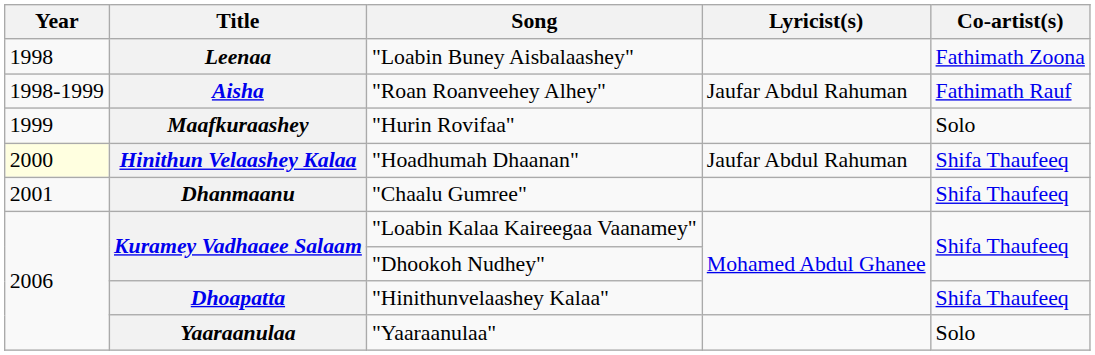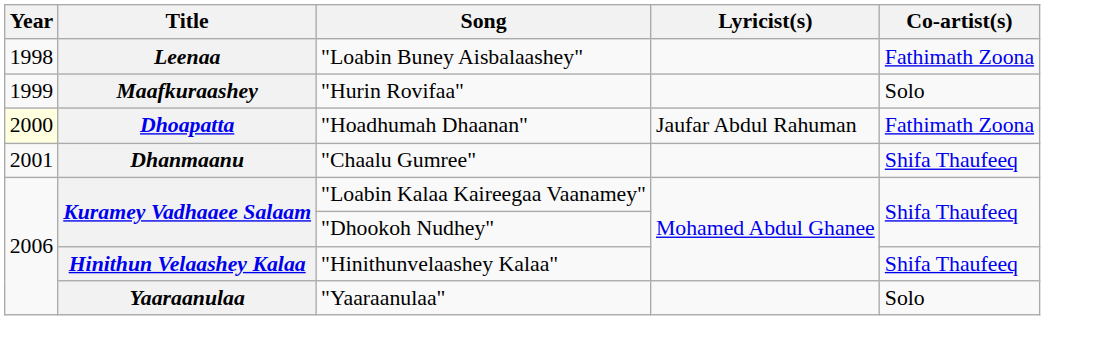- row: (489, 90)
(238, 159) Hinithun Velaashey Kalaa -> (187, 125) Dhoapatta
(1002, 159) Shifa Thaufeeq -> (959, 125) Fathimath Zoona
(238, 297) Dhoapatta -> (187, 263) Hinithun Velaashey Kalaa
